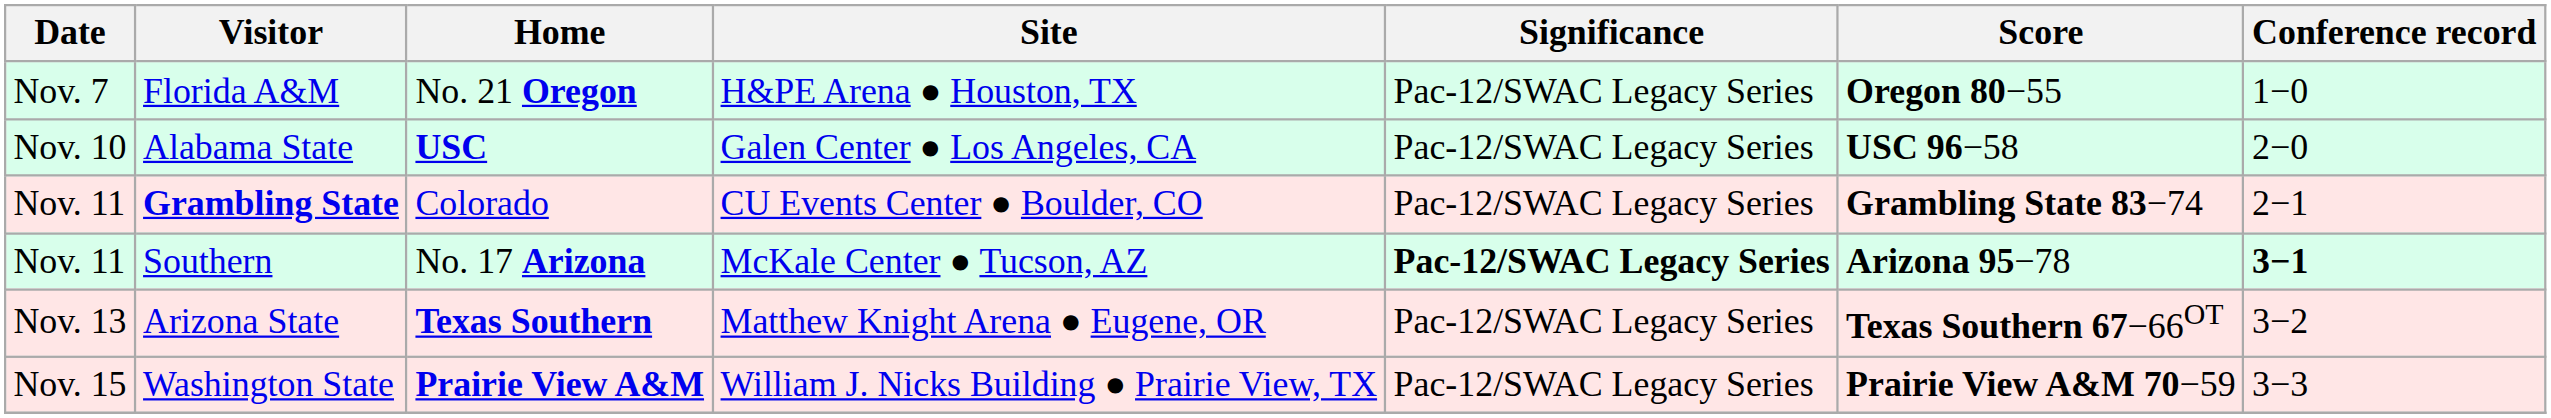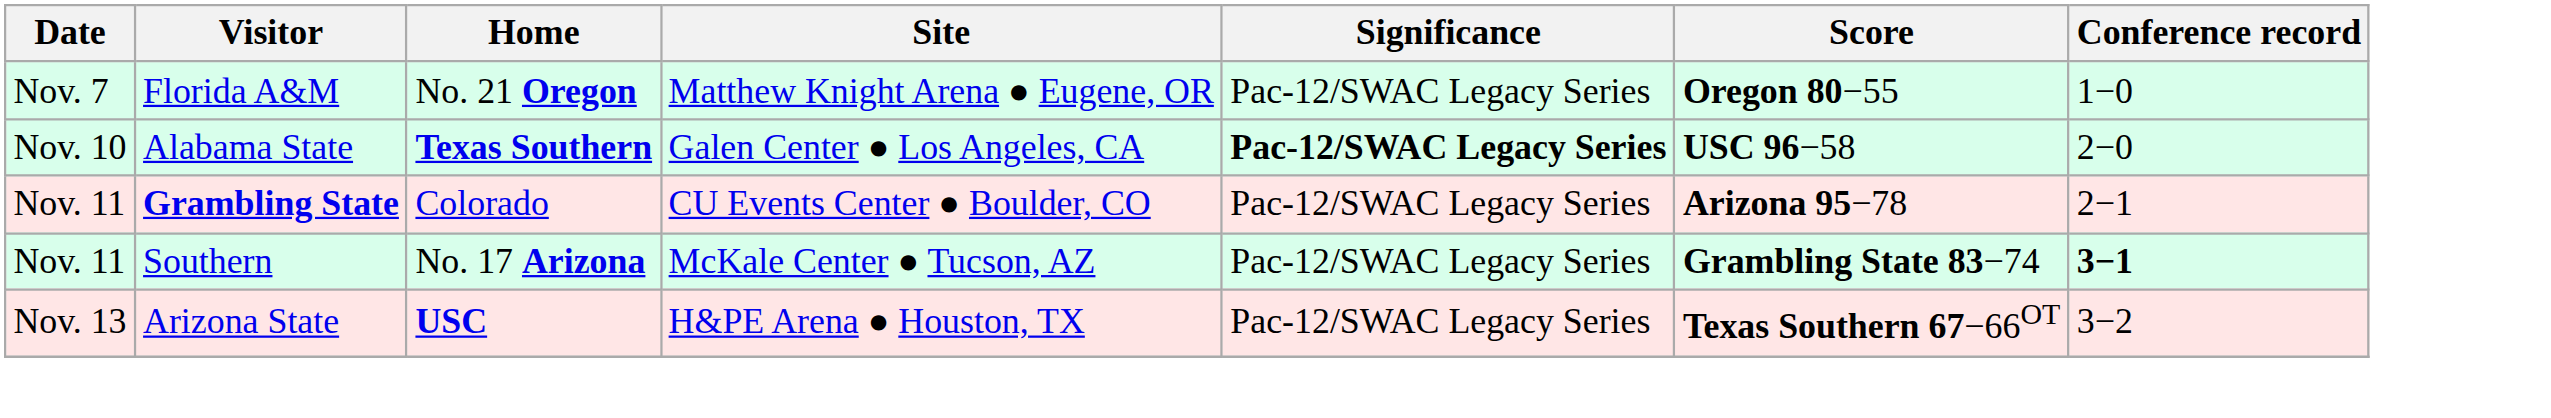(929, 89) H&PE Arena ● Houston, TX -> (941, 89) Matthew Knight Arena ● Eugene, OR
(451, 146) USC -> (534, 146) Texas Southern
(1604, 146) normal -> (1448, 146) bold
(2024, 203) Grambling State 83−74 -> (1795, 203) Arizona 95−78
(1612, 260) bold -> (1440, 260) normal
(1958, 260) Arizona 95−78 -> (1861, 260) Grambling State 83−74
(534, 321) Texas Southern -> (451, 321) USC
(993, 321) Matthew Knight Arena ● Eugene, OR -> (877, 321) H&PE Arena ● Houston, TX
- row: (269, 383)
